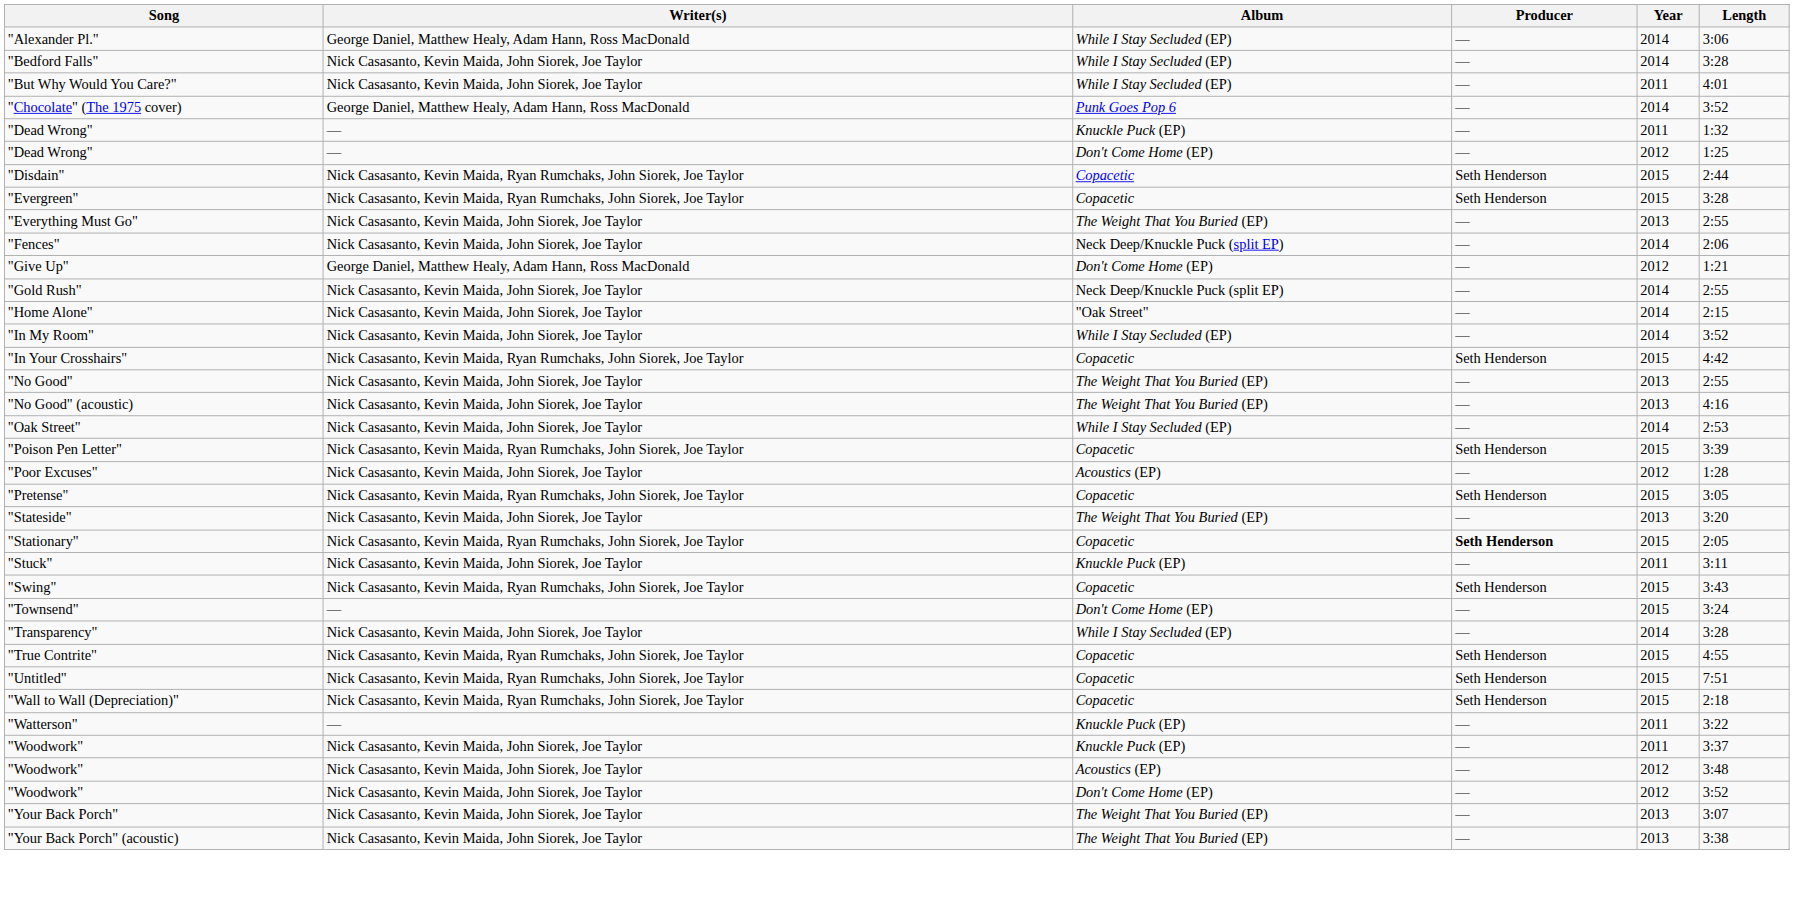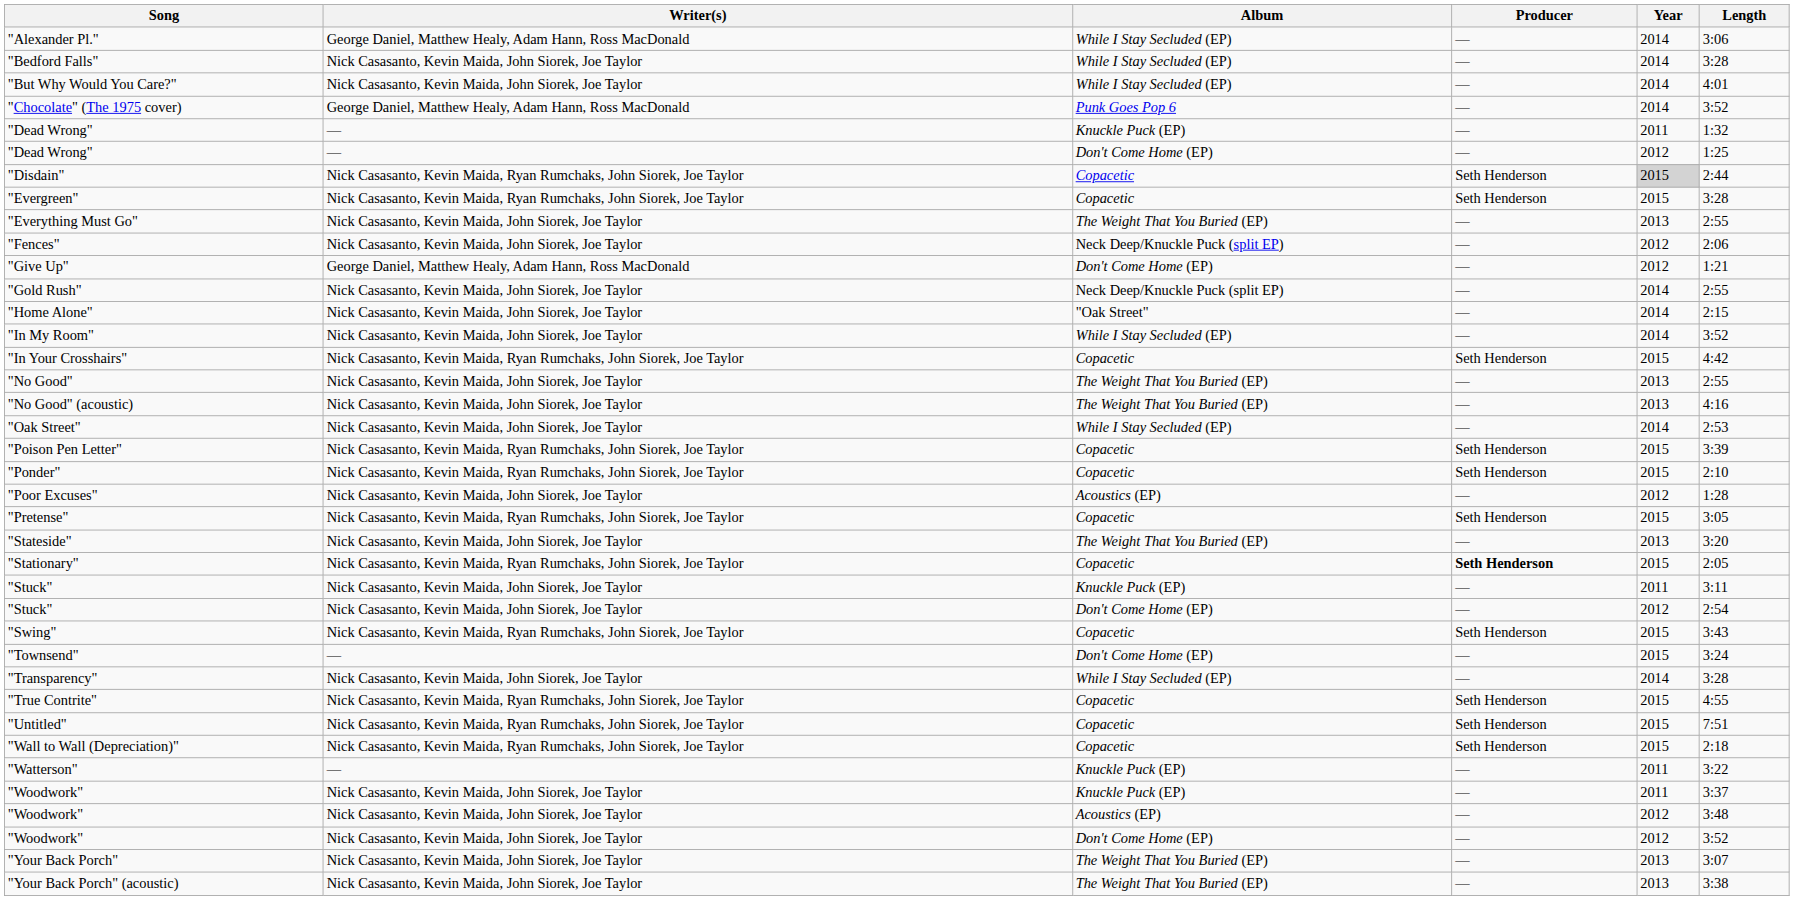(1654, 84) 2011 -> (1655, 84) 2014
(1655, 175) no background -> (1655, 175) lightgrey background
(1655, 244) 2014 -> (1655, 244) 2012
+ row: (34, 472)
+ row: (30, 609)
